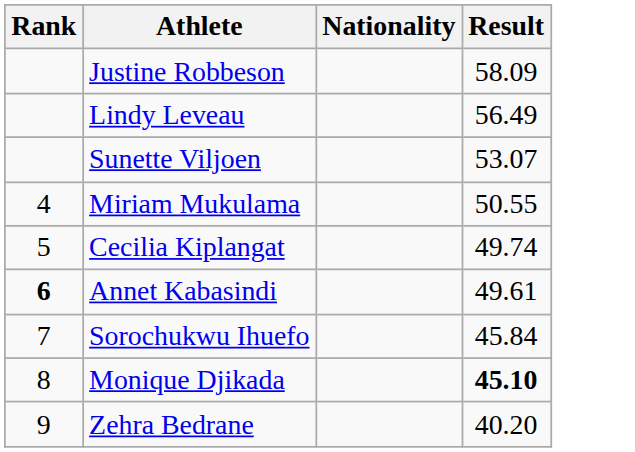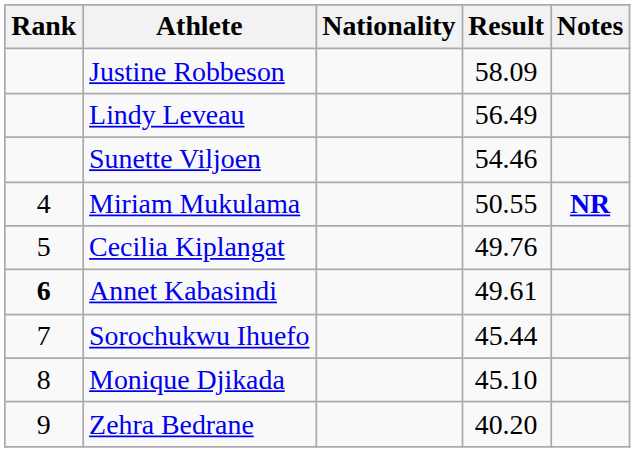+ column: (590, 26)
(506, 159) 53.07 -> (506, 159) 54.46
(506, 247) 49.74 -> (506, 247) 49.76
(506, 335) 45.84 -> (506, 335) 45.44
(506, 379) bold -> (506, 379) normal
